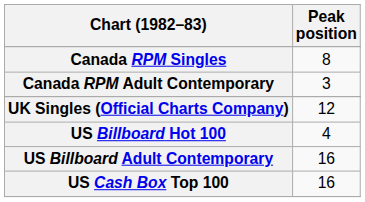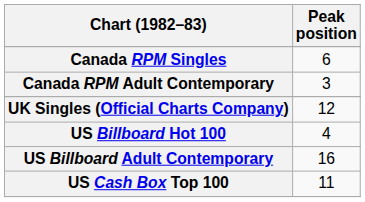(326, 59) 8 -> (326, 59) 6
(326, 183) 16 -> (326, 183) 11
